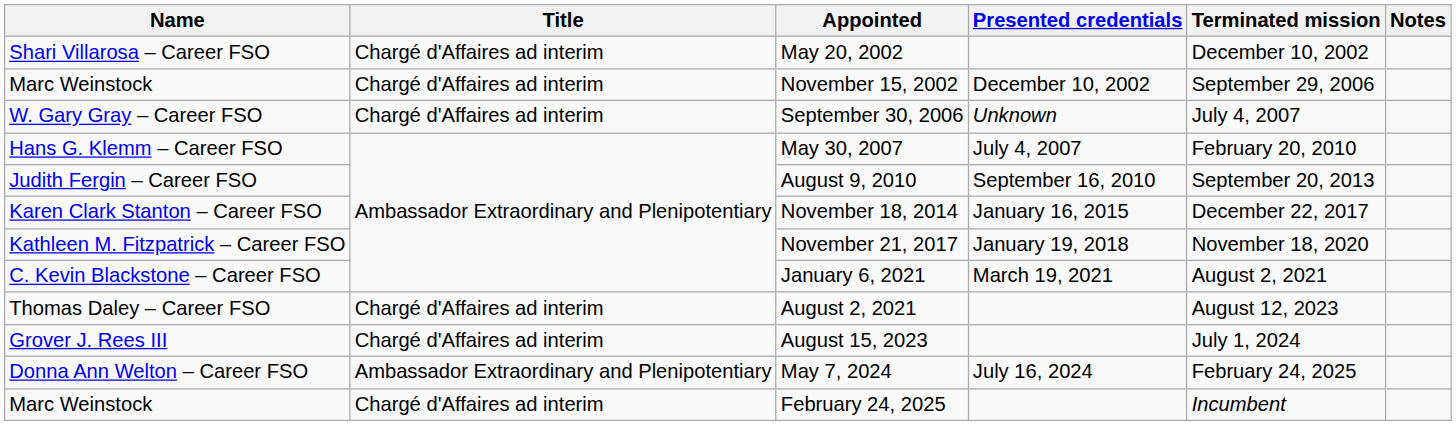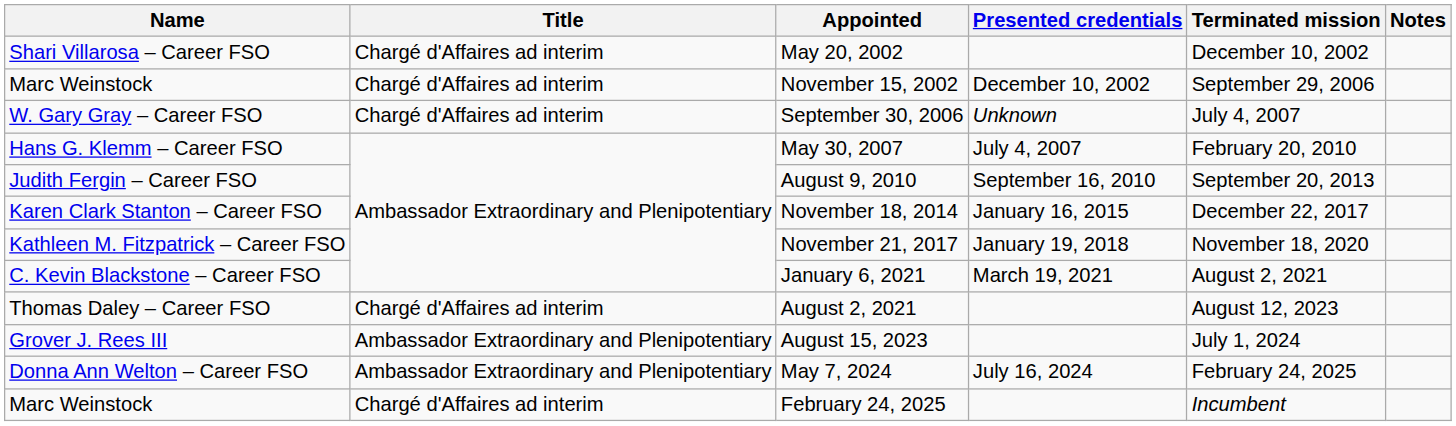(479, 340) Chargé d'Affaires ad interim -> (563, 340) Ambassador Extraordinary and Plenipotentiary
